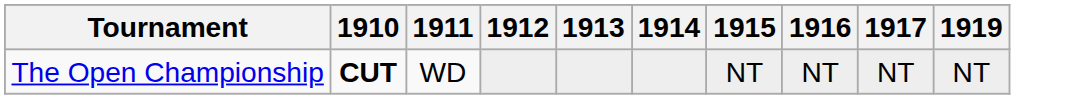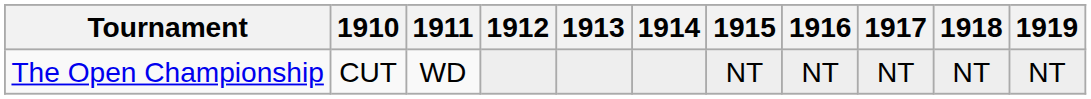+ column: (971, 27)
(368, 72) bold -> (368, 72) normal
